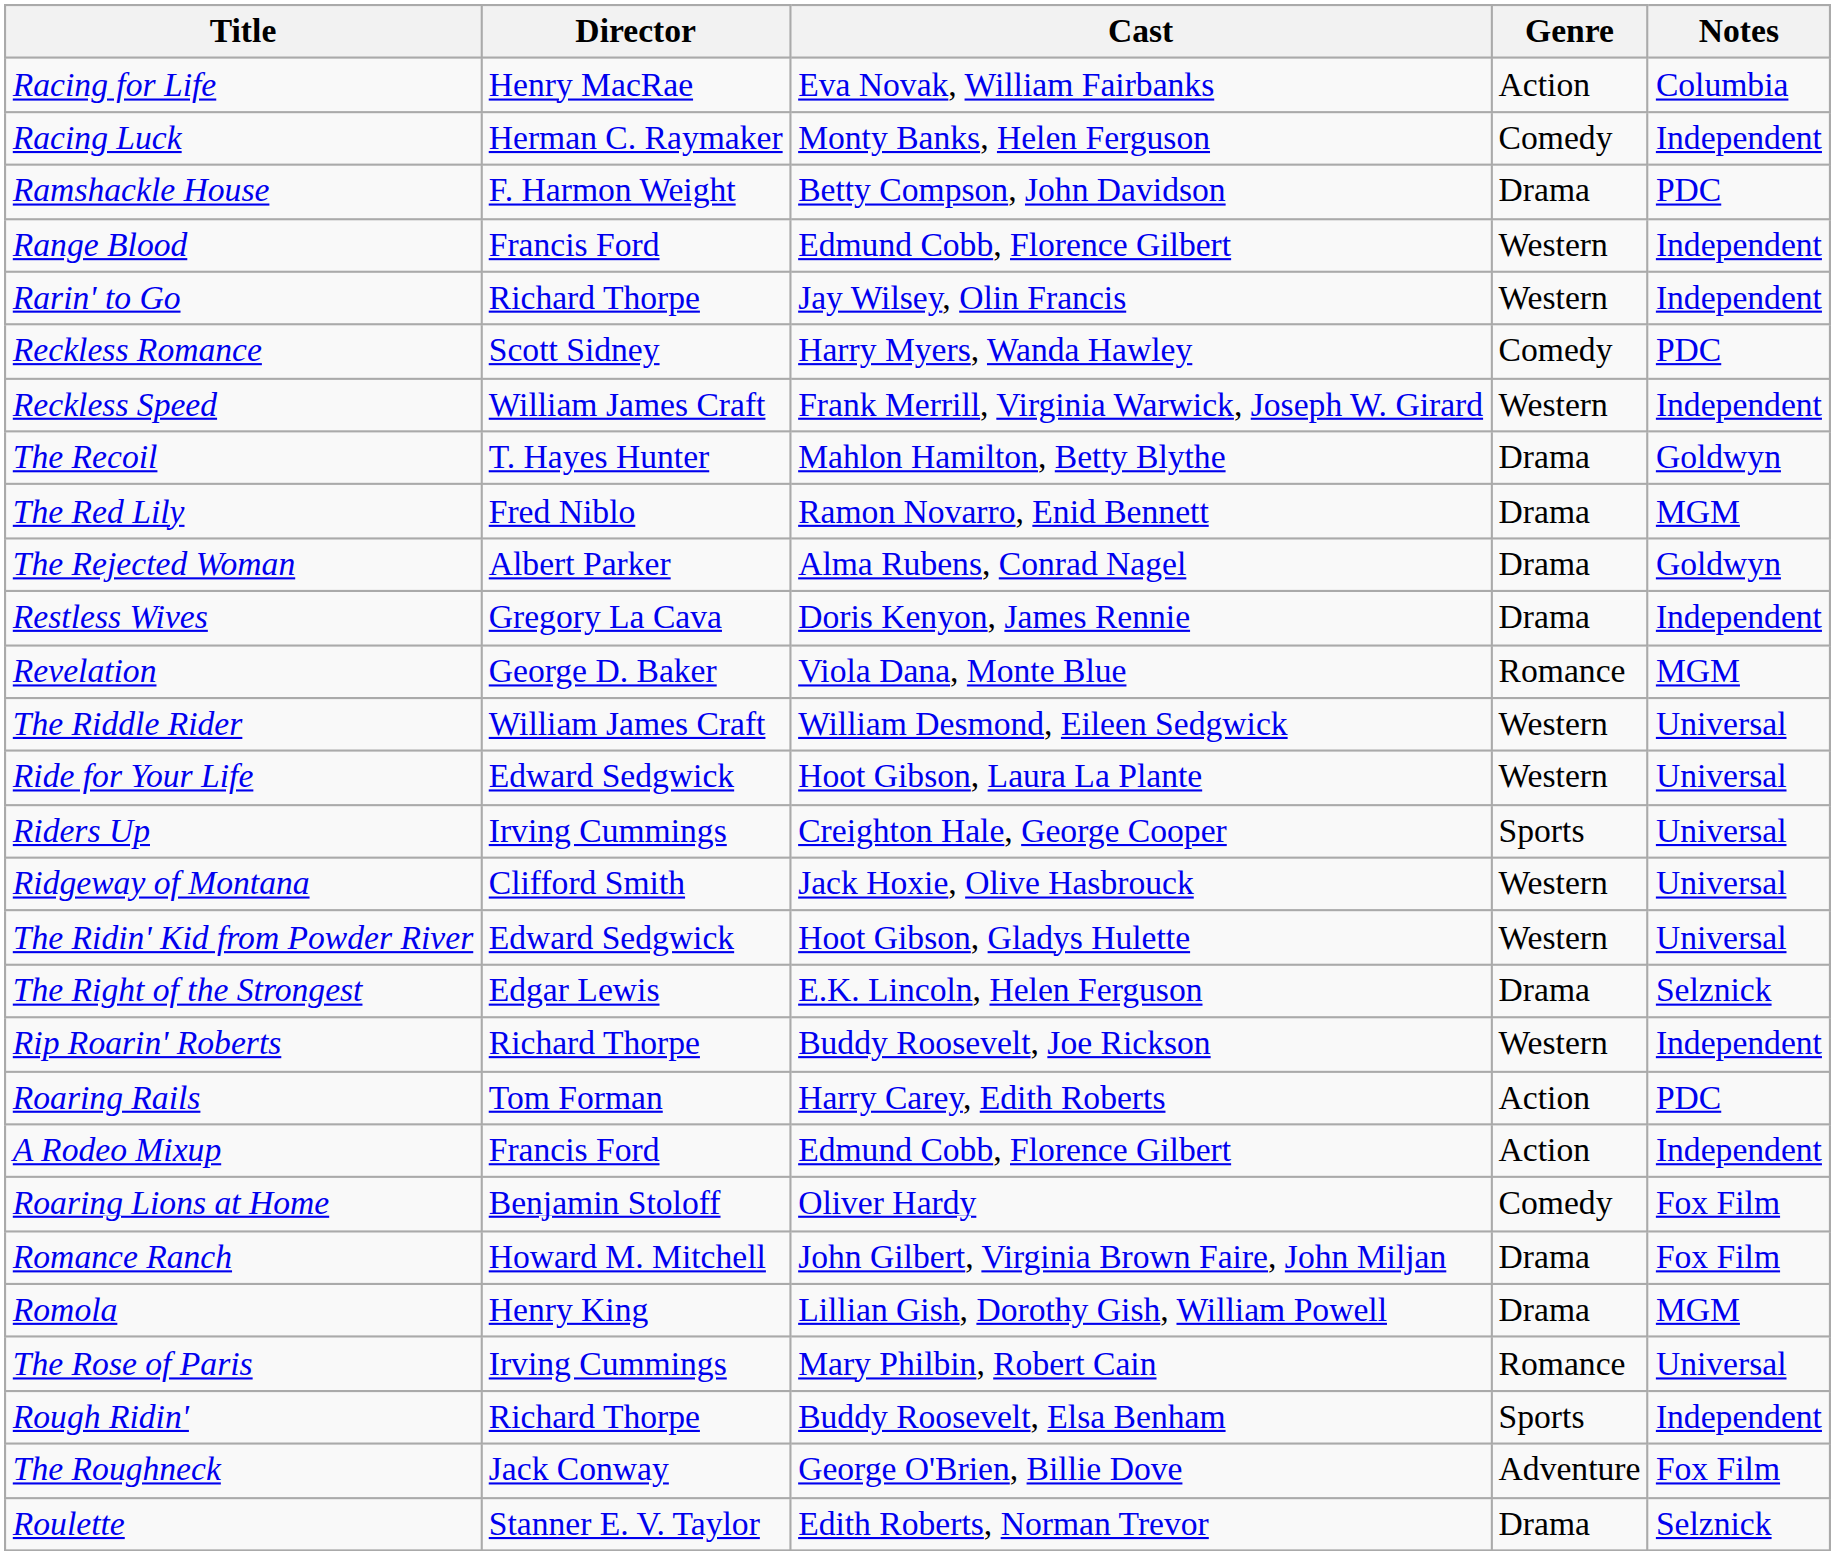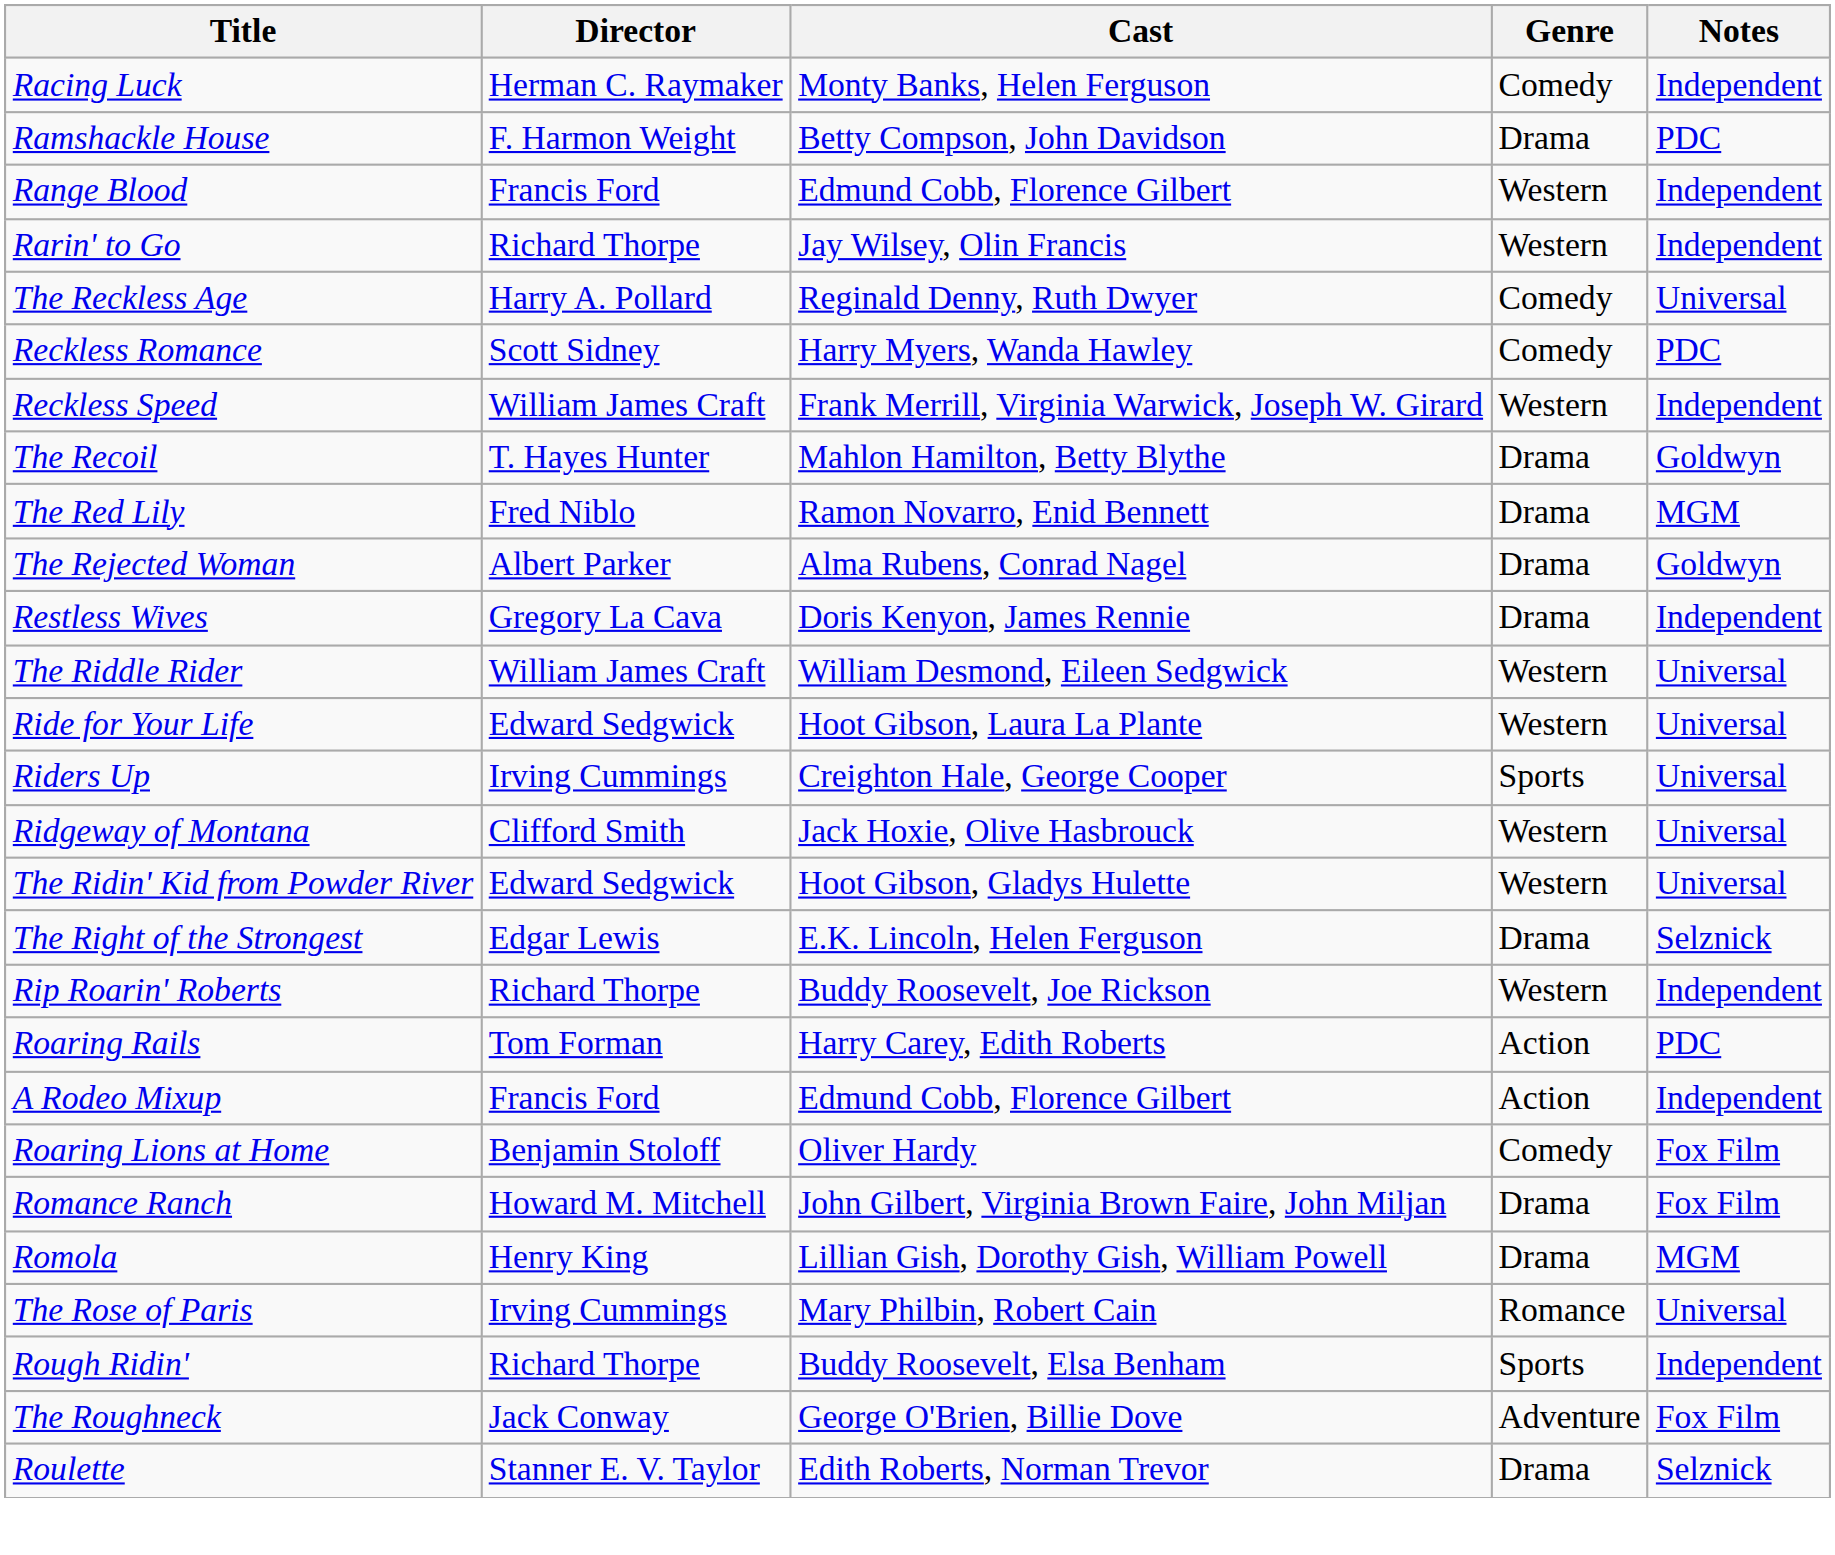- row: (115, 84)
+ row: (130, 297)
- row: (85, 670)
